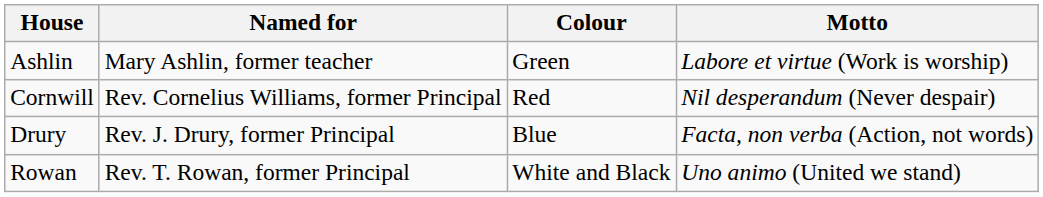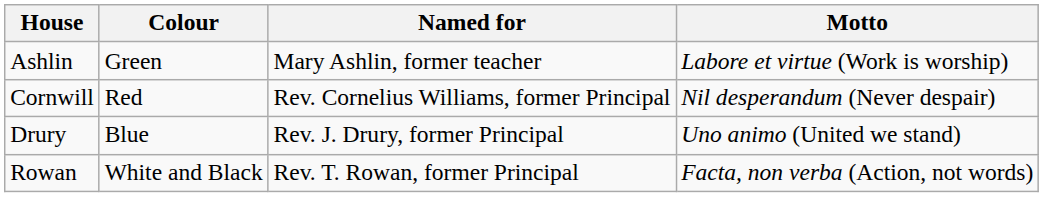columns swapped: (303, 23) <-> (591, 23)
(857, 135) Facta, non verba (Action, not words) -> (821, 135) Uno animo (United we stand)
(821, 172) Uno animo (United we stand) -> (857, 172) Facta, non verba (Action, not words)
